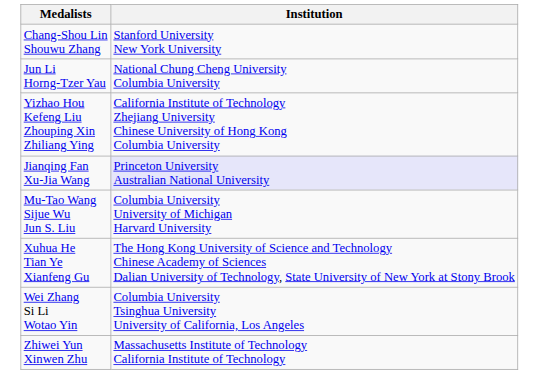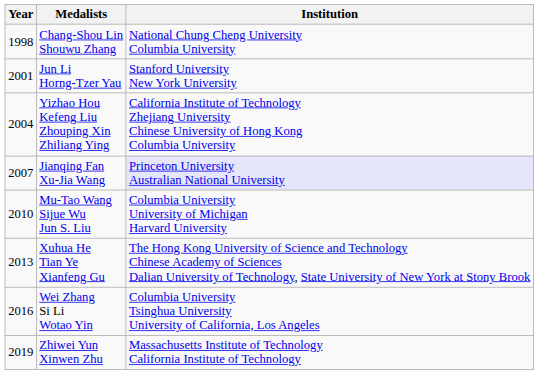+ column: (21, 14)
(167, 41) Stanford University New York University -> (216, 41) National Chung Cheng University Columbia University
(200, 75) National Chung Cheng University Columbia University -> (183, 75) Stanford University New York University
